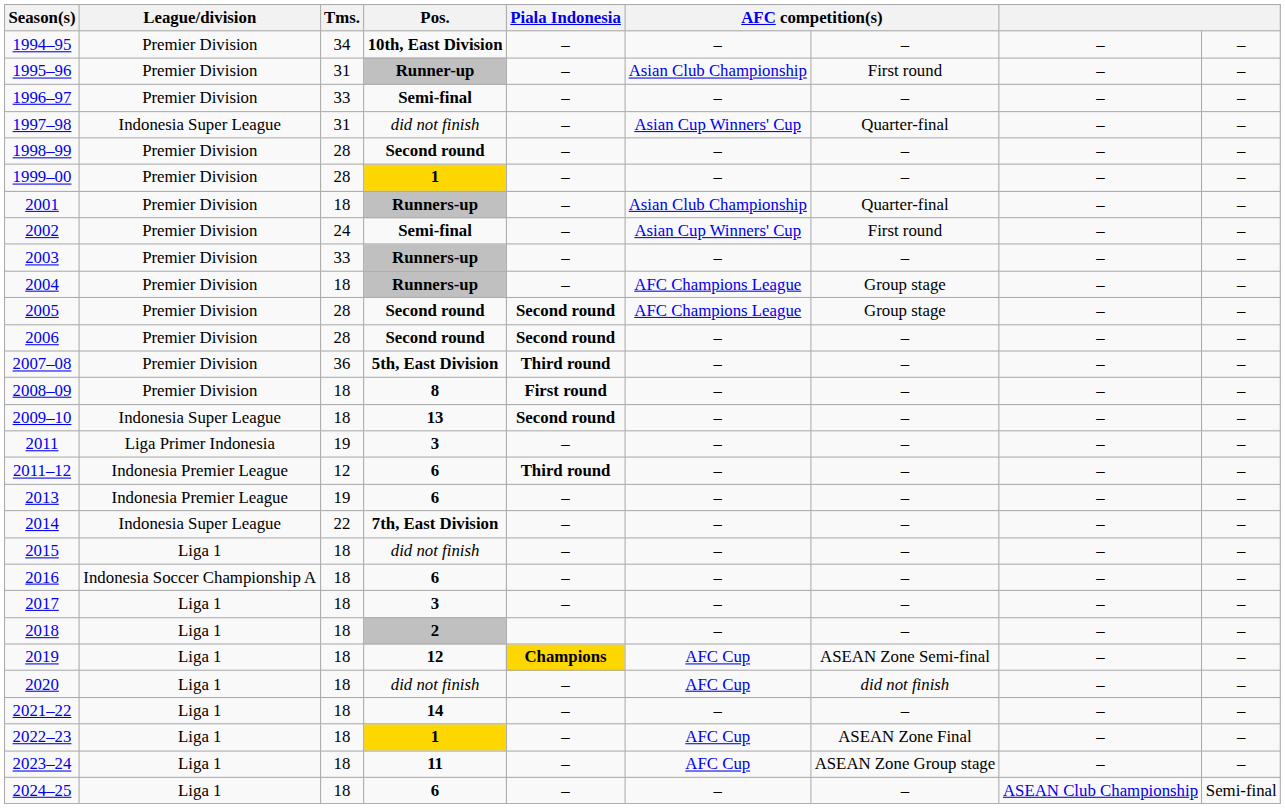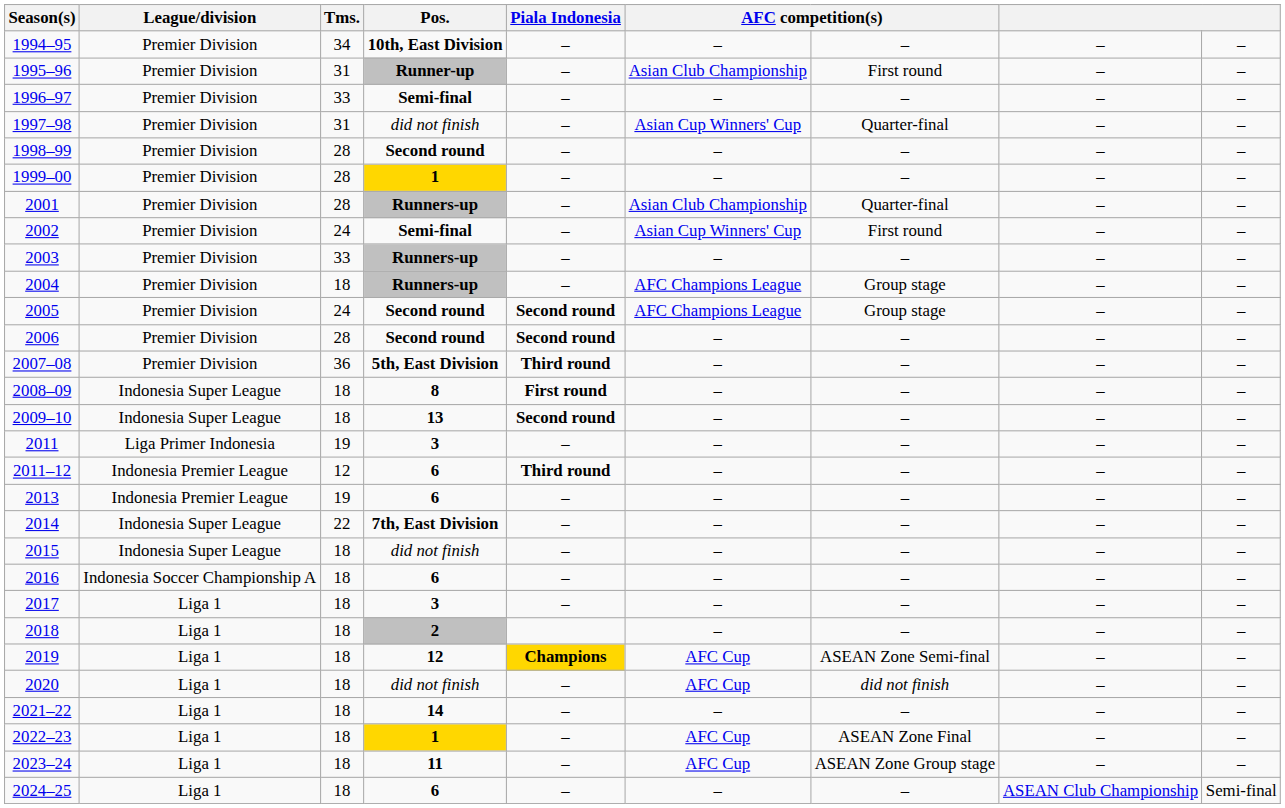(200, 124) Indonesia Super League -> (200, 124) Premier Division
(342, 204) 18 -> (342, 204) 28
(342, 310) 28 -> (342, 310) 24
(200, 390) Premier Division -> (200, 390) Indonesia Super League
(200, 550) Liga 1 -> (200, 550) Indonesia Super League
